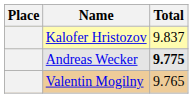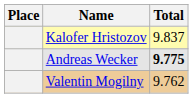(169, 81) 9.765 -> (169, 81) 9.762
